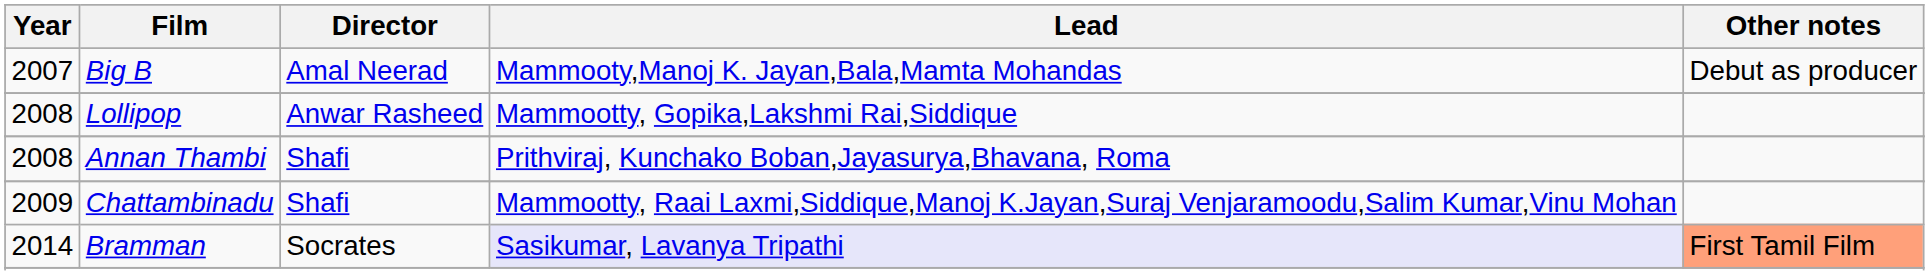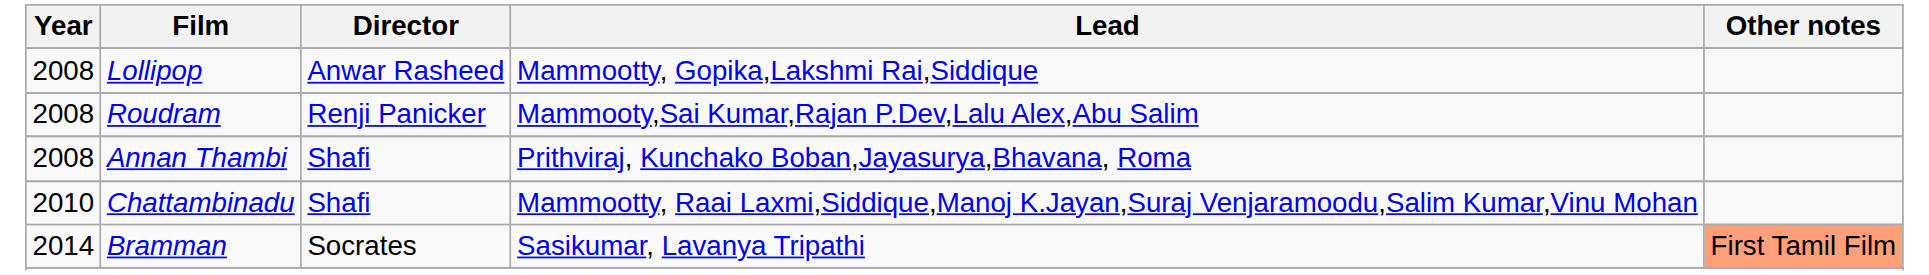- row: (119, 70)
+ row: (164, 114)
(42, 202) 2009 -> (63, 202) 2010
(670, 245) lavender background -> (691, 245) no background
